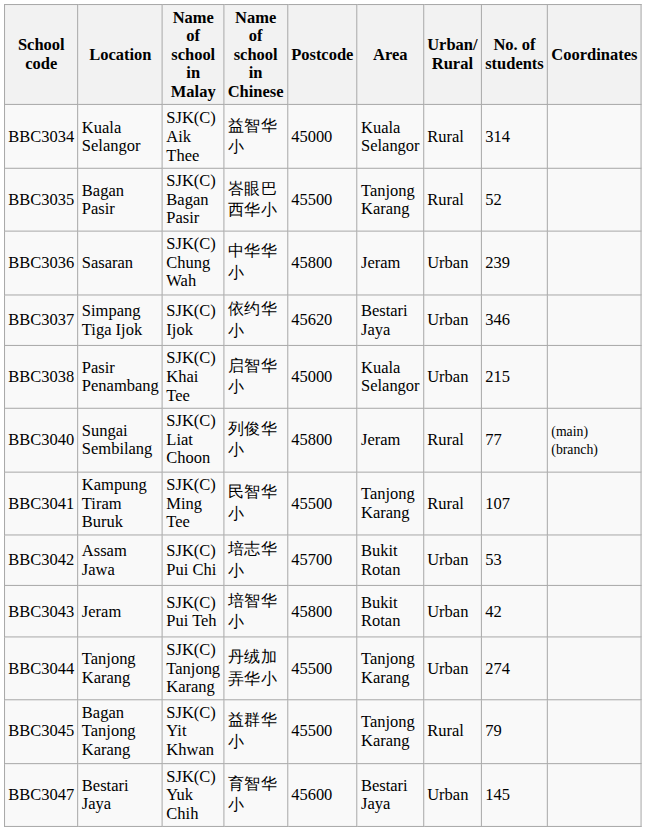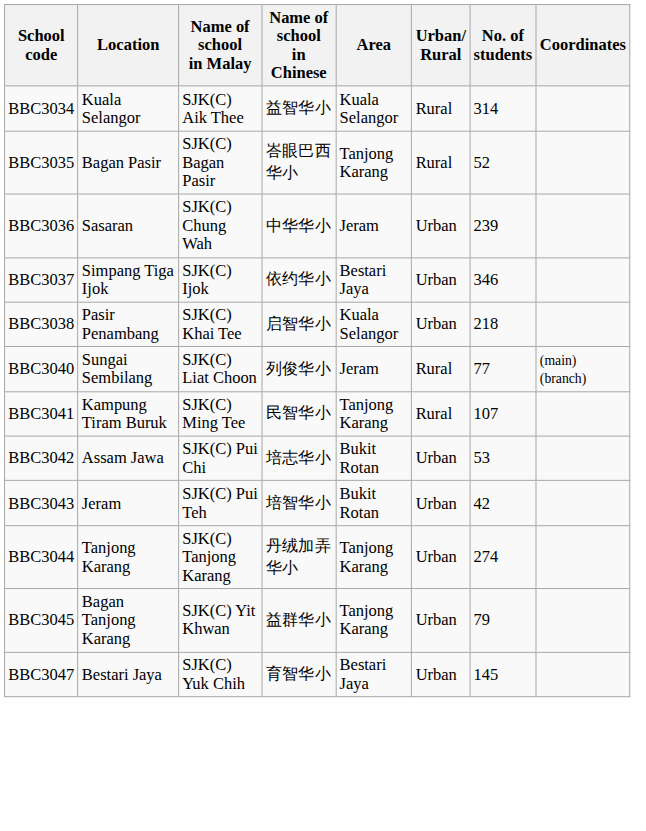- column: (322, 54)
(498, 376) 215 -> (486, 324) 218
(445, 731) Rural -> (436, 620) Urban
